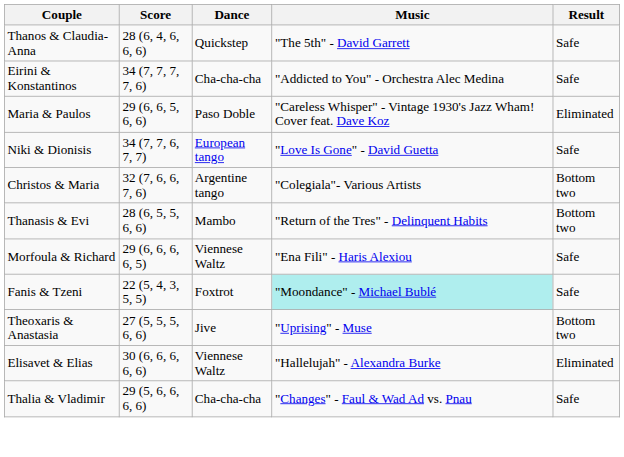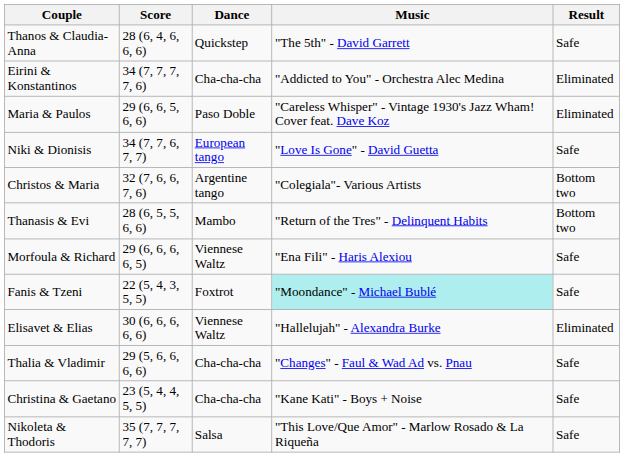(568, 78) Safe -> (585, 78) Eliminated
- row: (40, 327)
+ row: (62, 398)
+ row: (37, 434)
